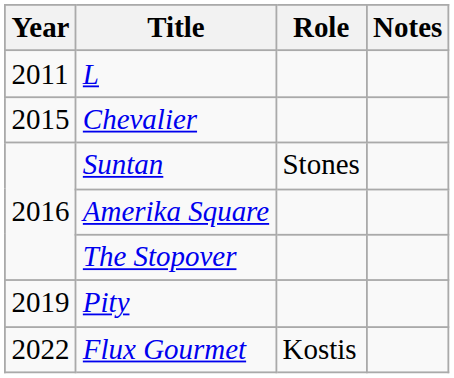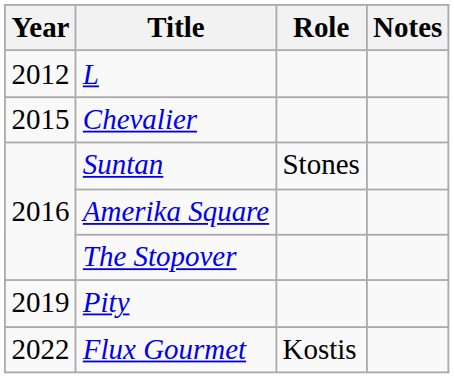(40, 73) 2011 -> (41, 73) 2012
